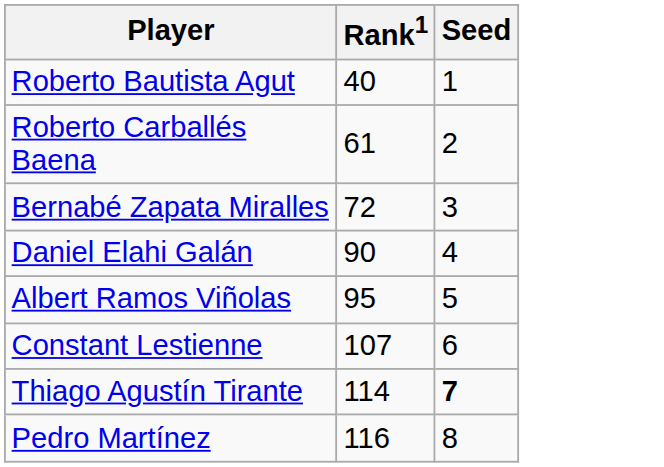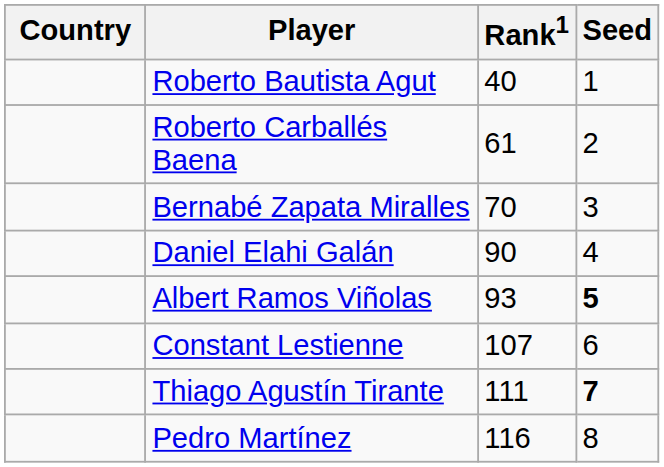+ column: (75, 31)
(360, 206) 72 -> (501, 206) 70
(360, 299) 95 -> (501, 299) 93
(450, 299) normal -> (591, 299) bold
(367, 391) 114 -> (507, 391) 111
